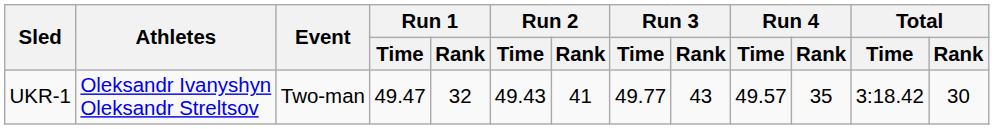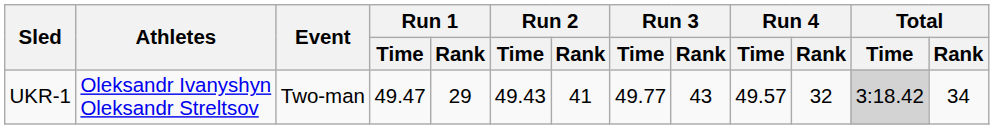(460, 97) 32 -> (460, 97) 29
(821, 97) 35 -> (821, 97) 32
(890, 97) no background -> (890, 97) lightgrey background
(958, 97) 30 -> (958, 97) 34
